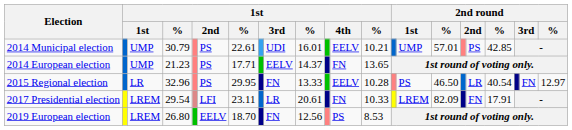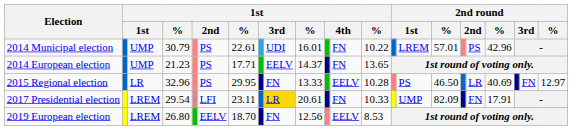(346, 47) EELV -> (339, 47) FN
(376, 47) 10.21 -> (376, 47) 10.22
(410, 47) UMP -> (414, 47) LREM
(500, 47) 42.85 -> (500, 47) 42.96
(500, 82) 40.54 -> (500, 82) 40.69
(273, 99) no background -> (273, 99) gold background
(414, 99) LREM -> (410, 99) UMP
(338, 116) PS -> (346, 116) EELV
